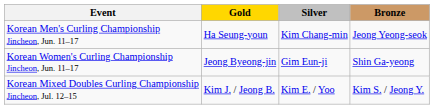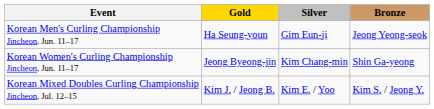(314, 34) Kim Chang-min -> (304, 34) Gim Eun-ji
(304, 62) Gim Eun-ji -> (314, 62) Kim Chang-min
